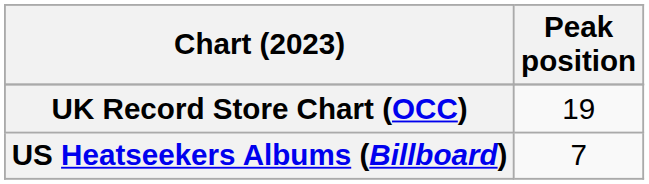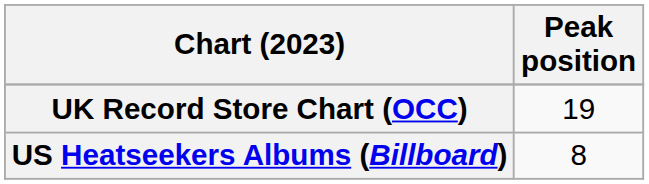(579, 155) 7 -> (579, 155) 8
